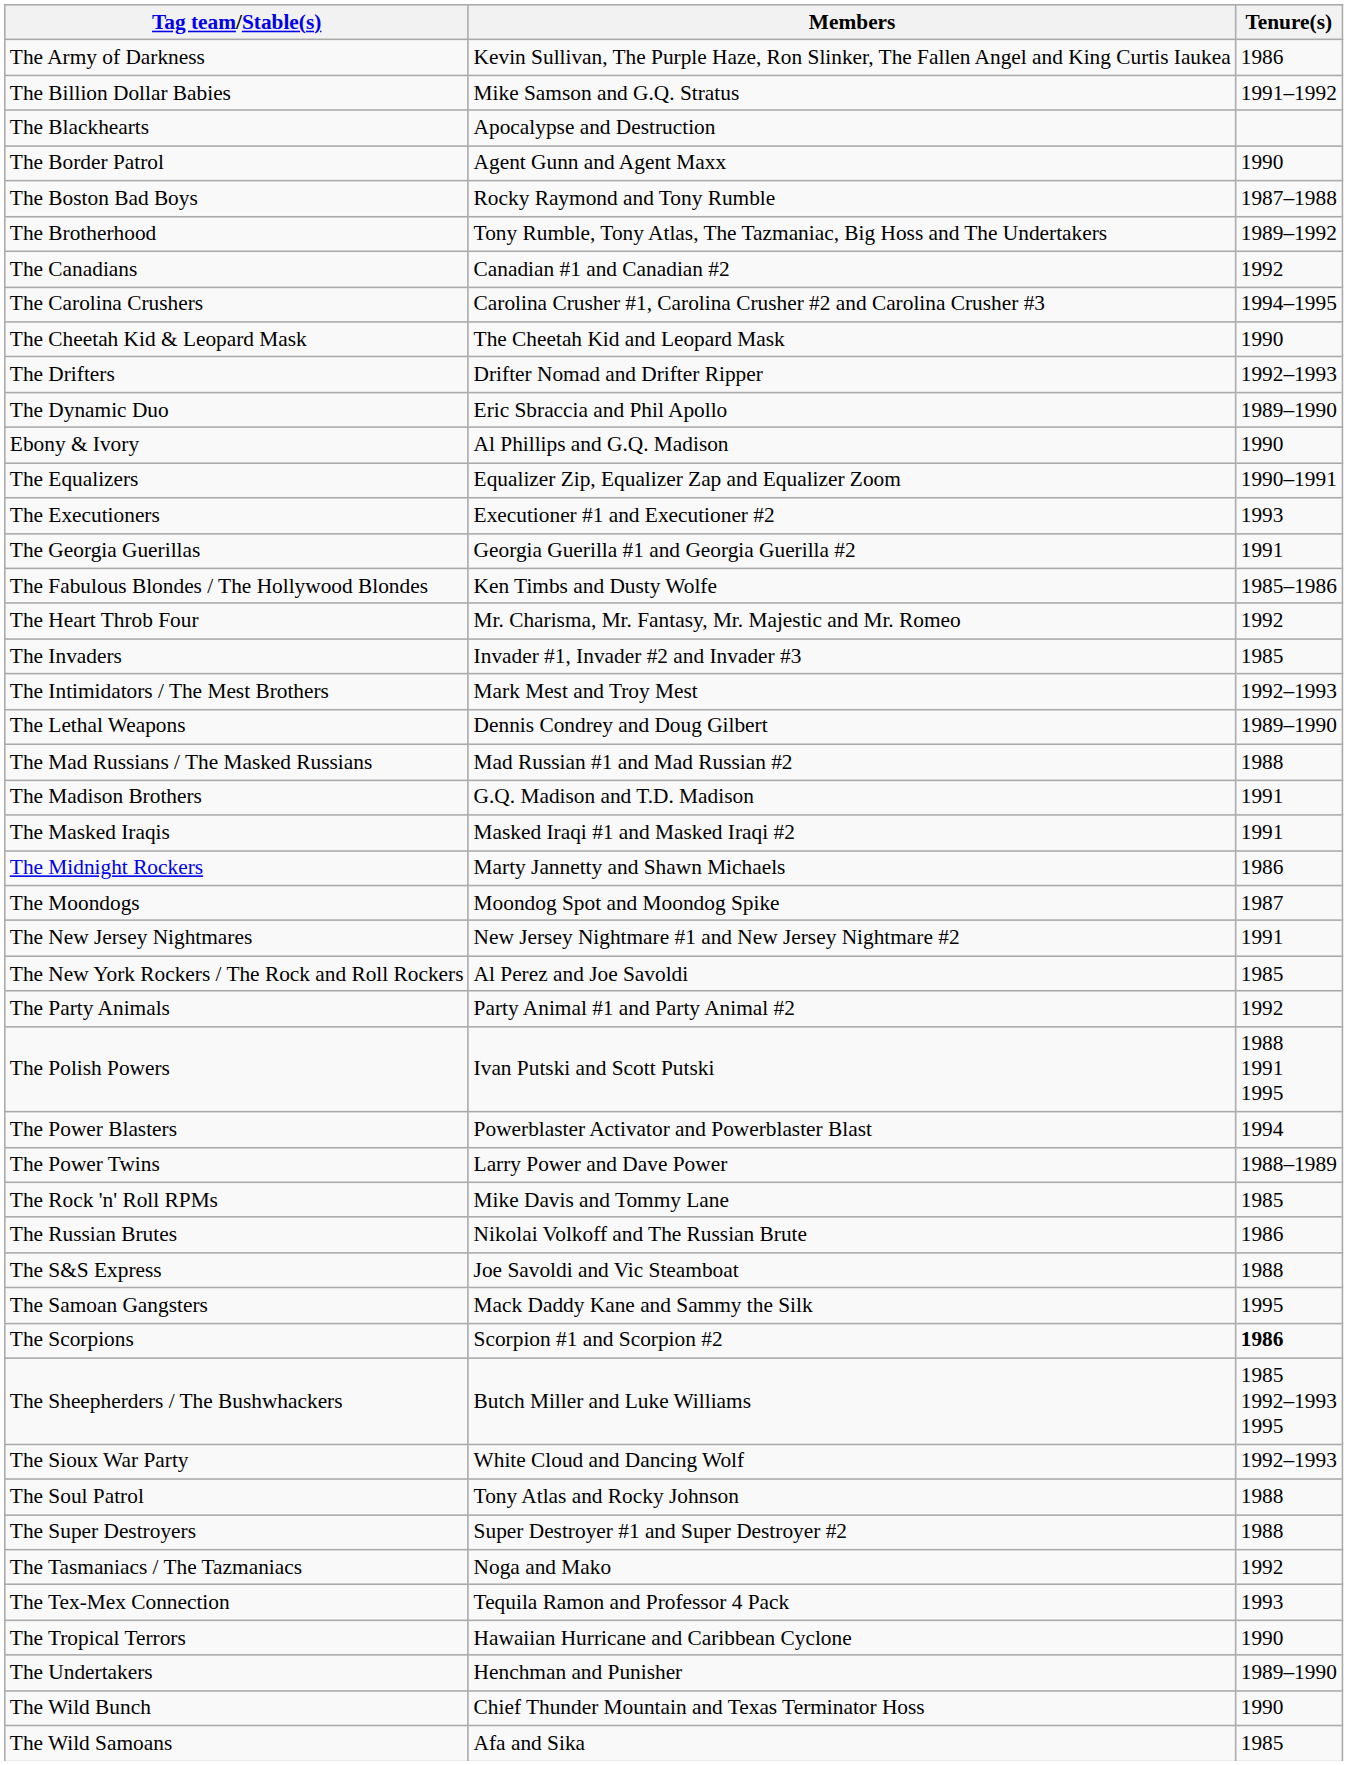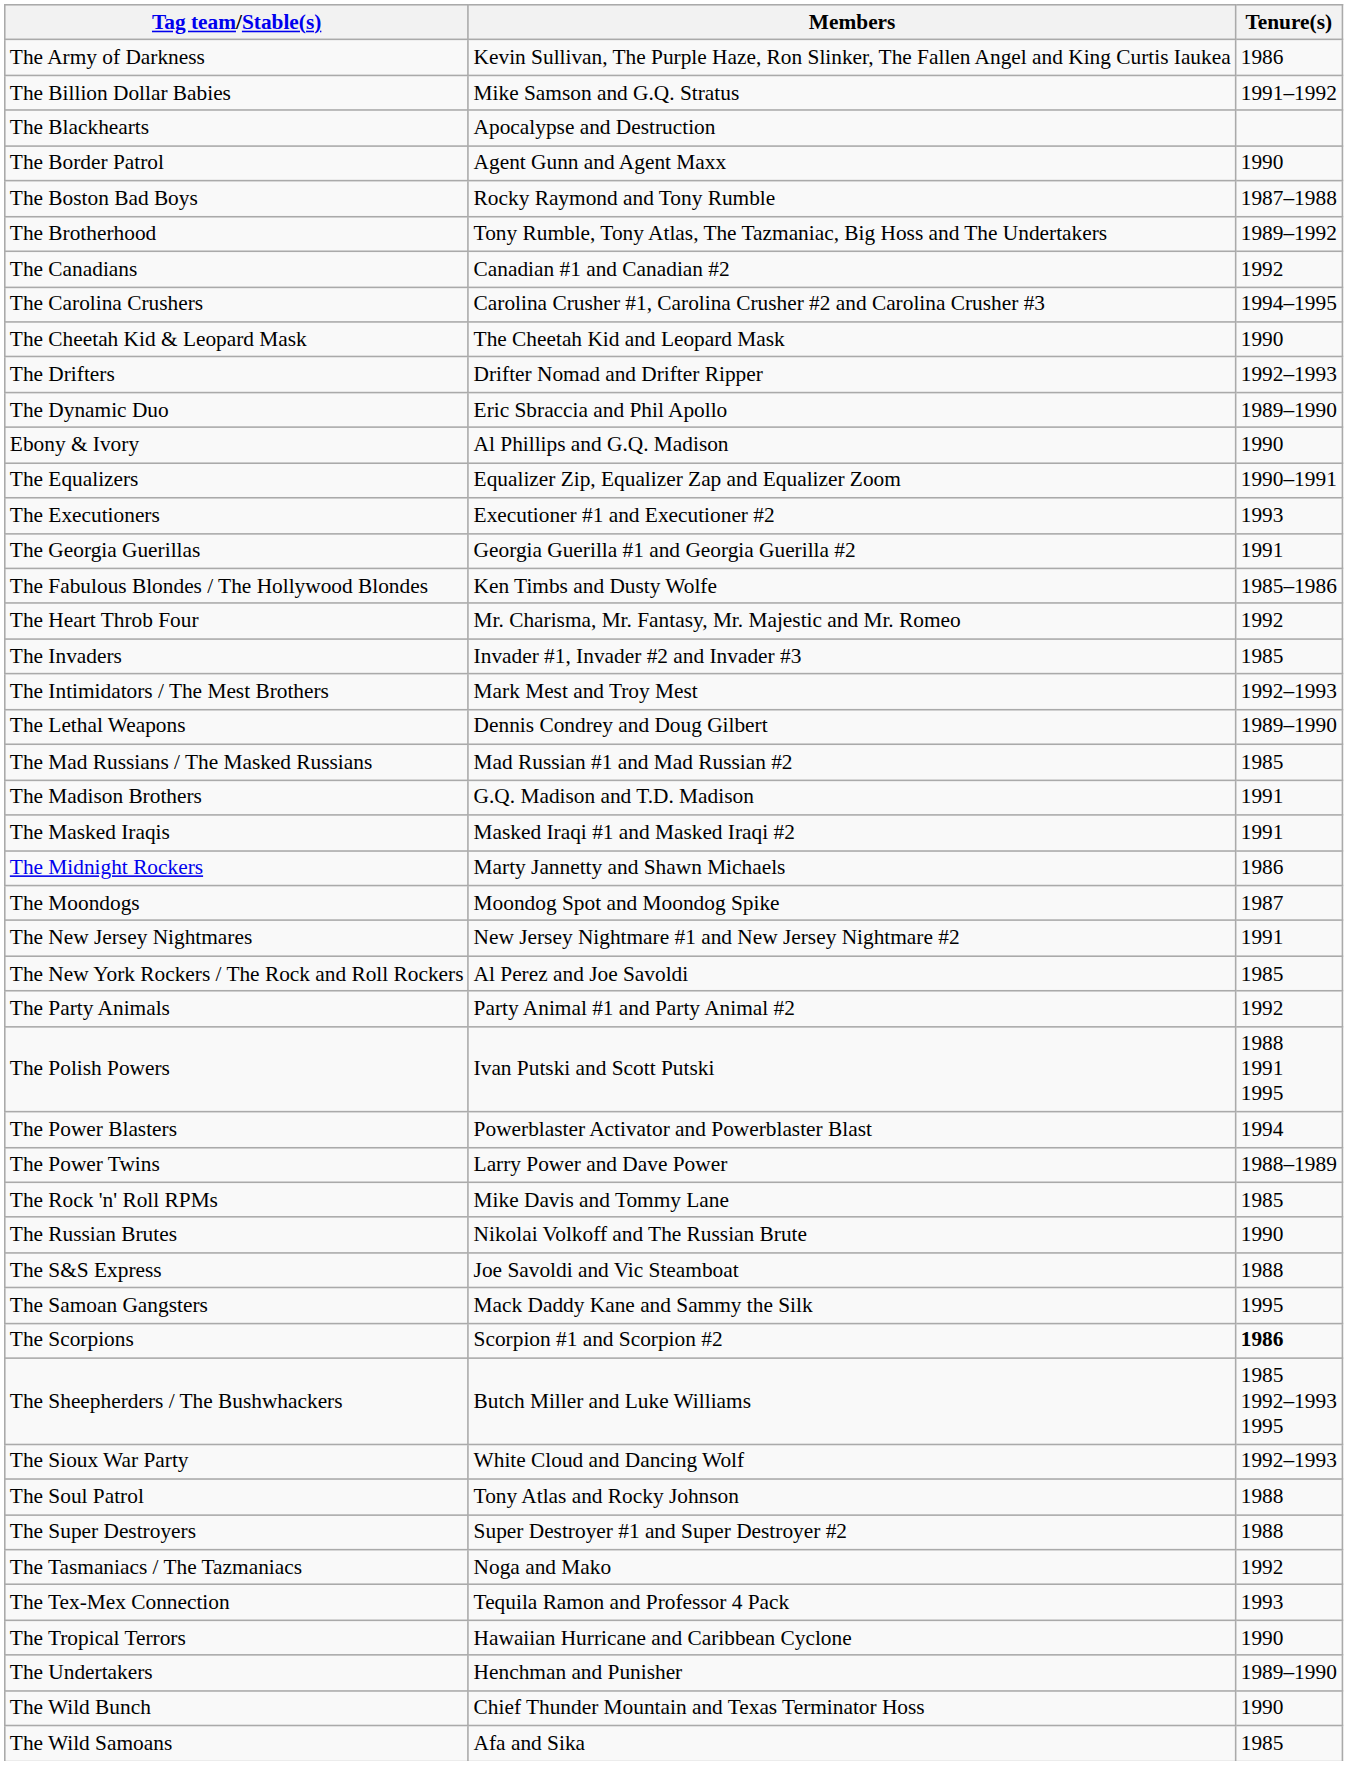(1262, 761) 1988 -> (1262, 761) 1985
(1262, 1234) 1986 -> (1262, 1234) 1990
